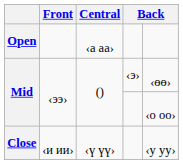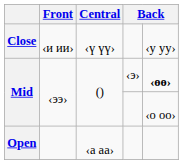rows swapped: (22, 142) <-> (22, 41)
(161, 82) normal -> (161, 82) bold
